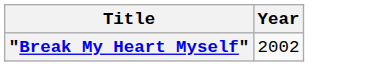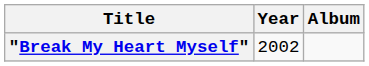+ column: (334, 19)
